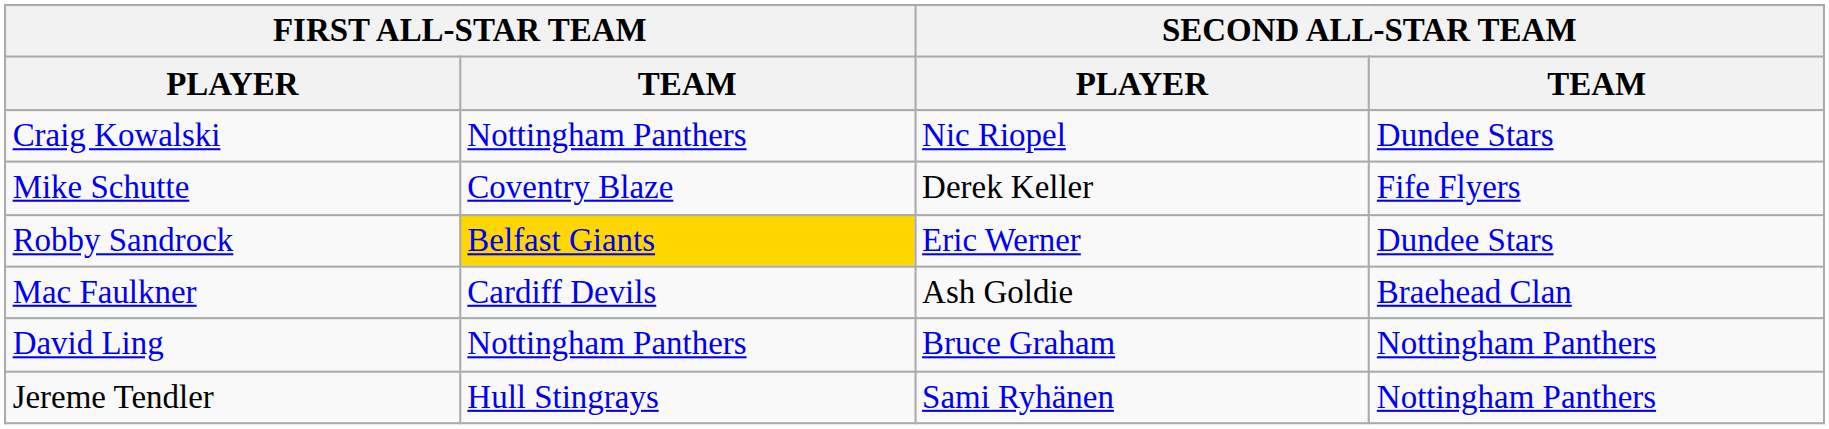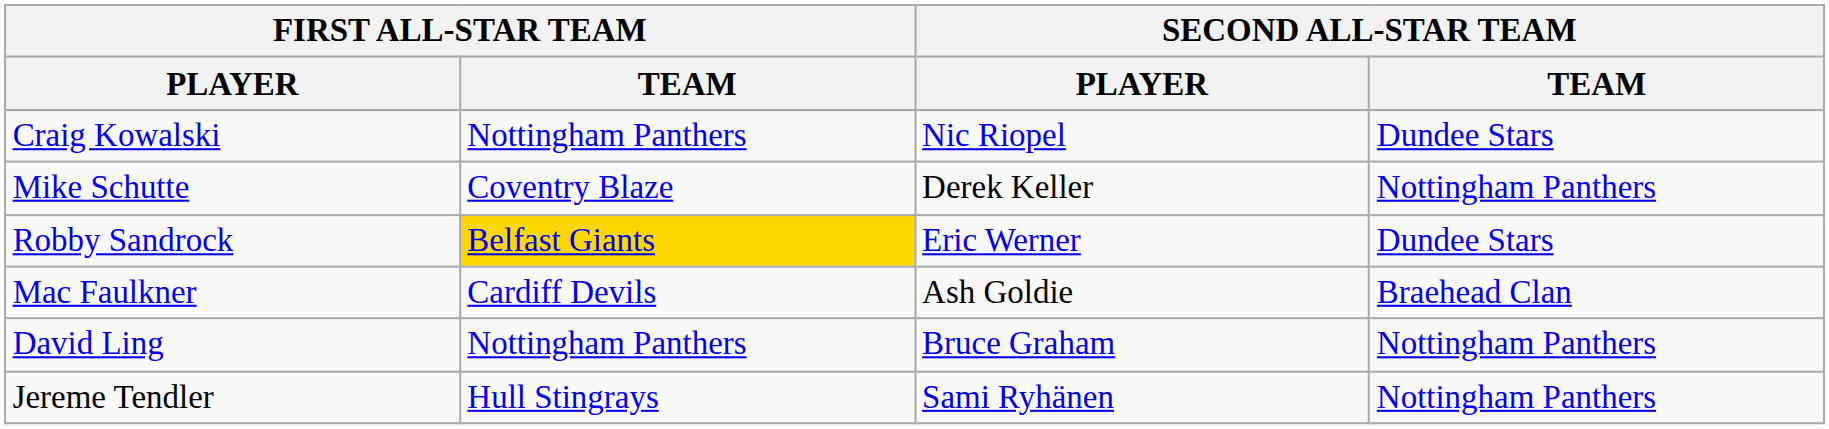(1449, 187) Fife Flyers -> (1516, 187) Nottingham Panthers
